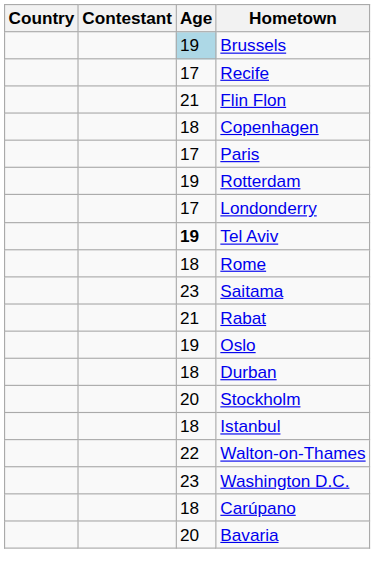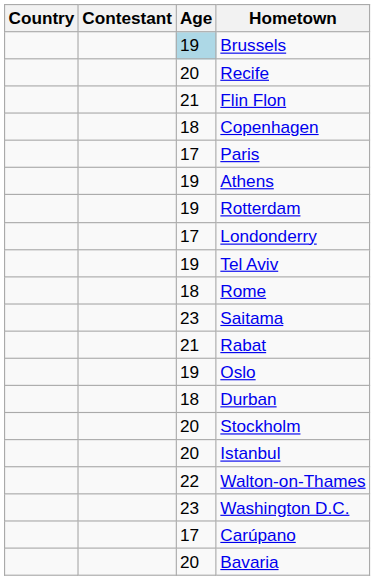(189, 73) 17 -> (189, 73) 20
+ row: (247, 181)
(189, 236) bold -> (189, 263) normal
(189, 426) 18 -> (189, 453) 20
(189, 508) 18 -> (189, 535) 17
